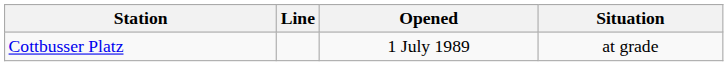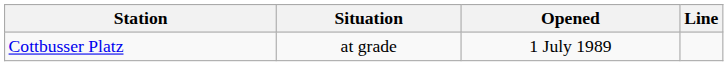columns swapped: (298, 18) <-> (630, 18)
